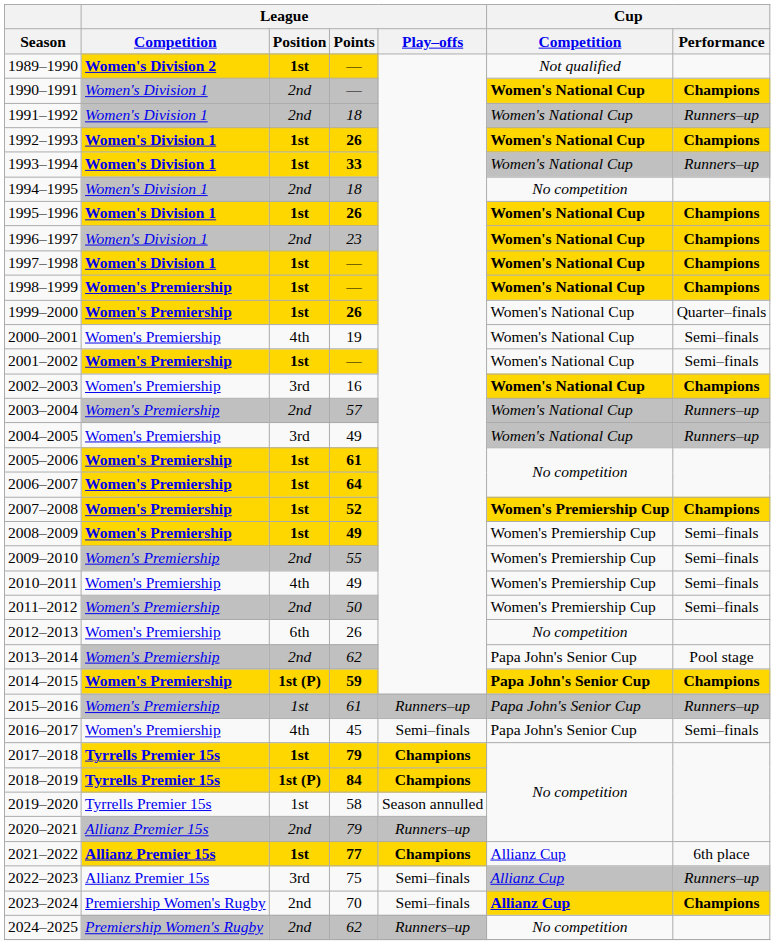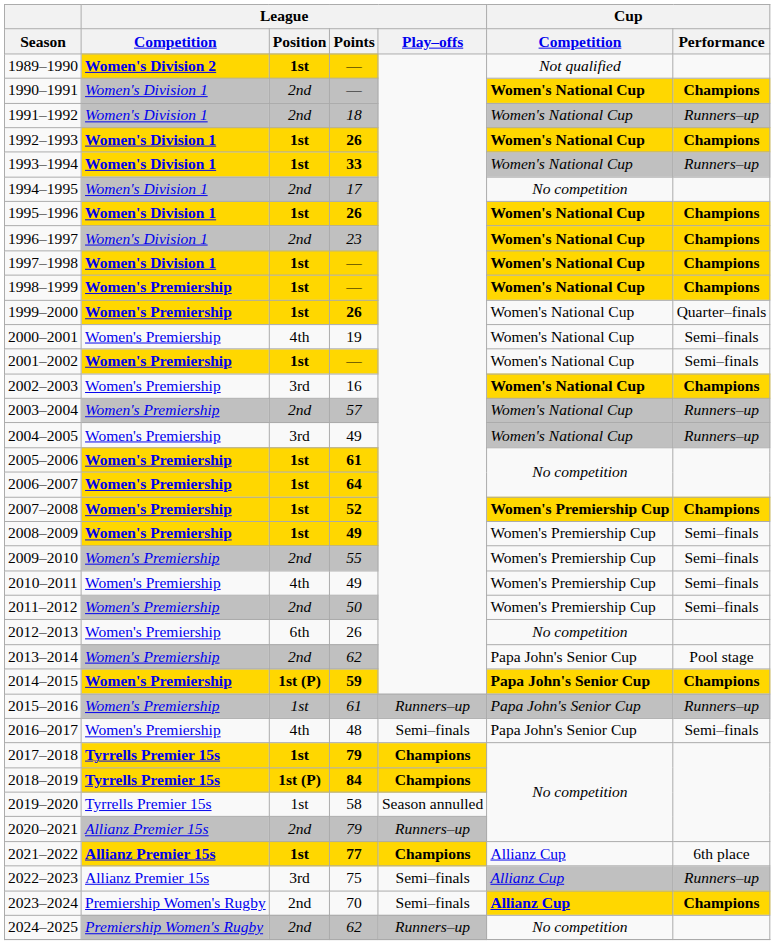(354, 189) 18 -> (354, 189) 17
(354, 730) 45 -> (354, 730) 48
